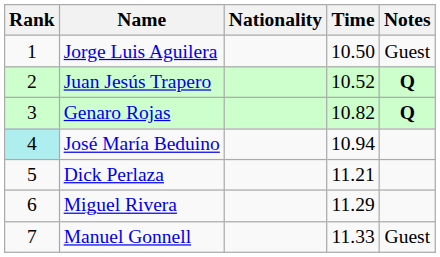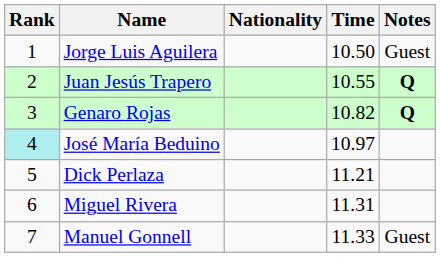(353, 81) 10.52 -> (353, 81) 10.55
(353, 143) 10.94 -> (353, 143) 10.97
(353, 205) 11.29 -> (353, 205) 11.31
